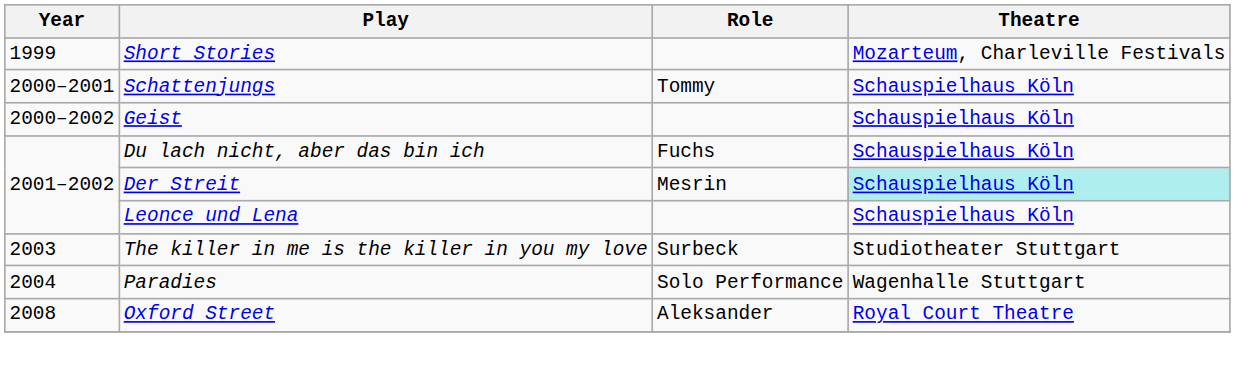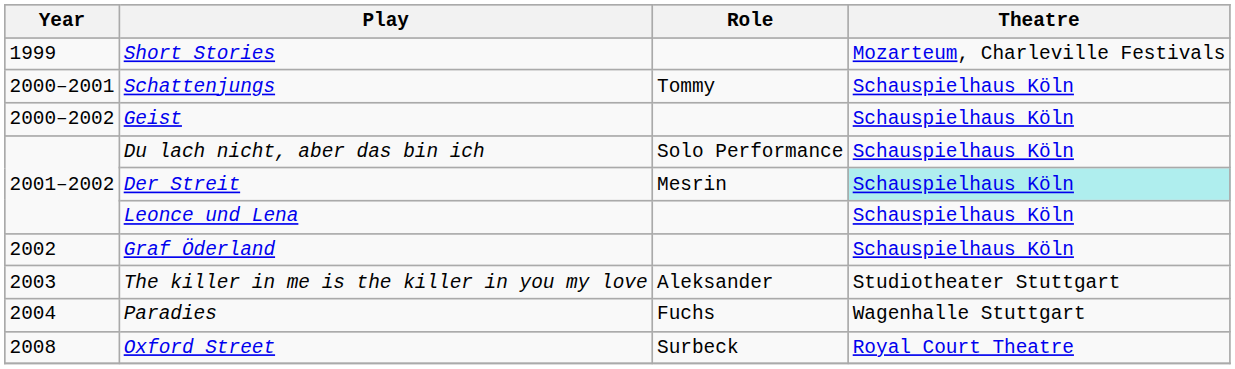(686, 151) Fuchs -> (750, 151) Solo Performance
+ row: (199, 249)
(698, 249) Surbeck -> (715, 282) Aleksander
(750, 282) Solo Performance -> (686, 314) Fuchs
(715, 314) Aleksander -> (698, 347) Surbeck
